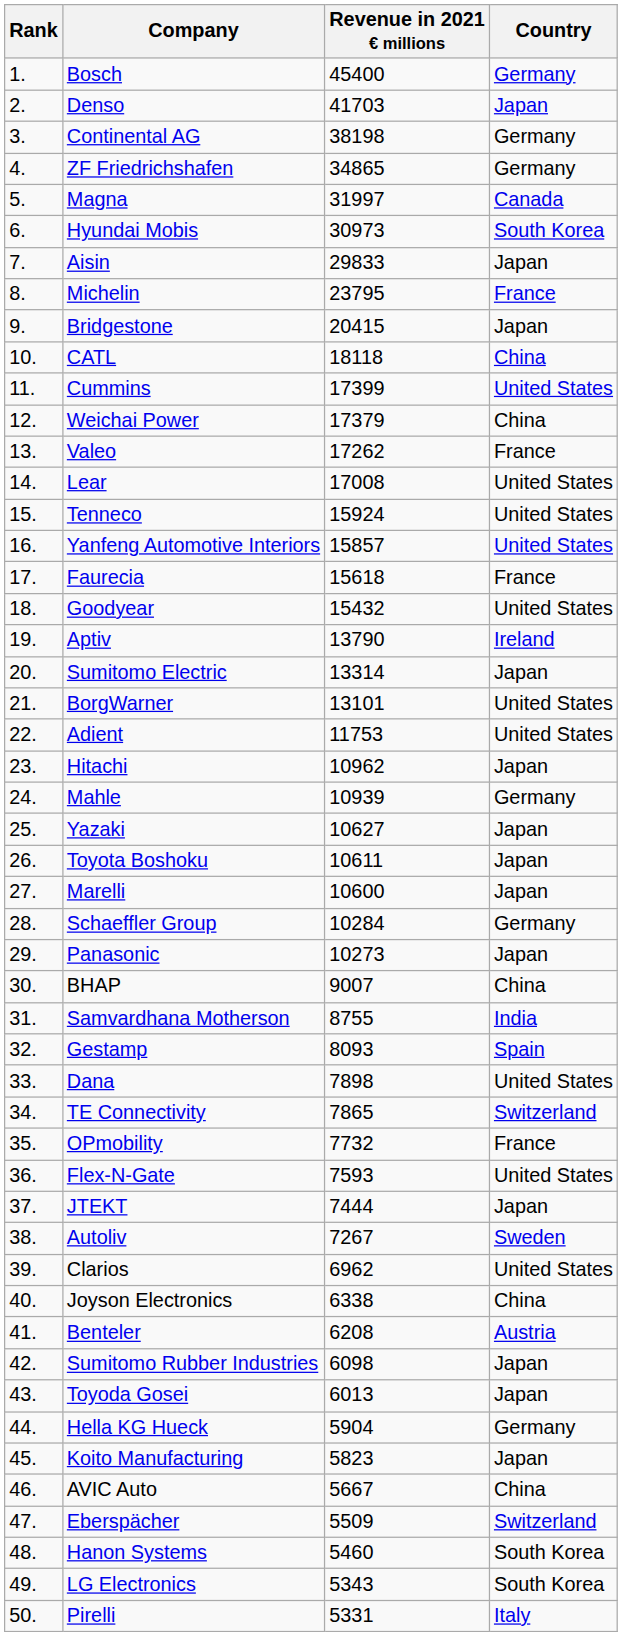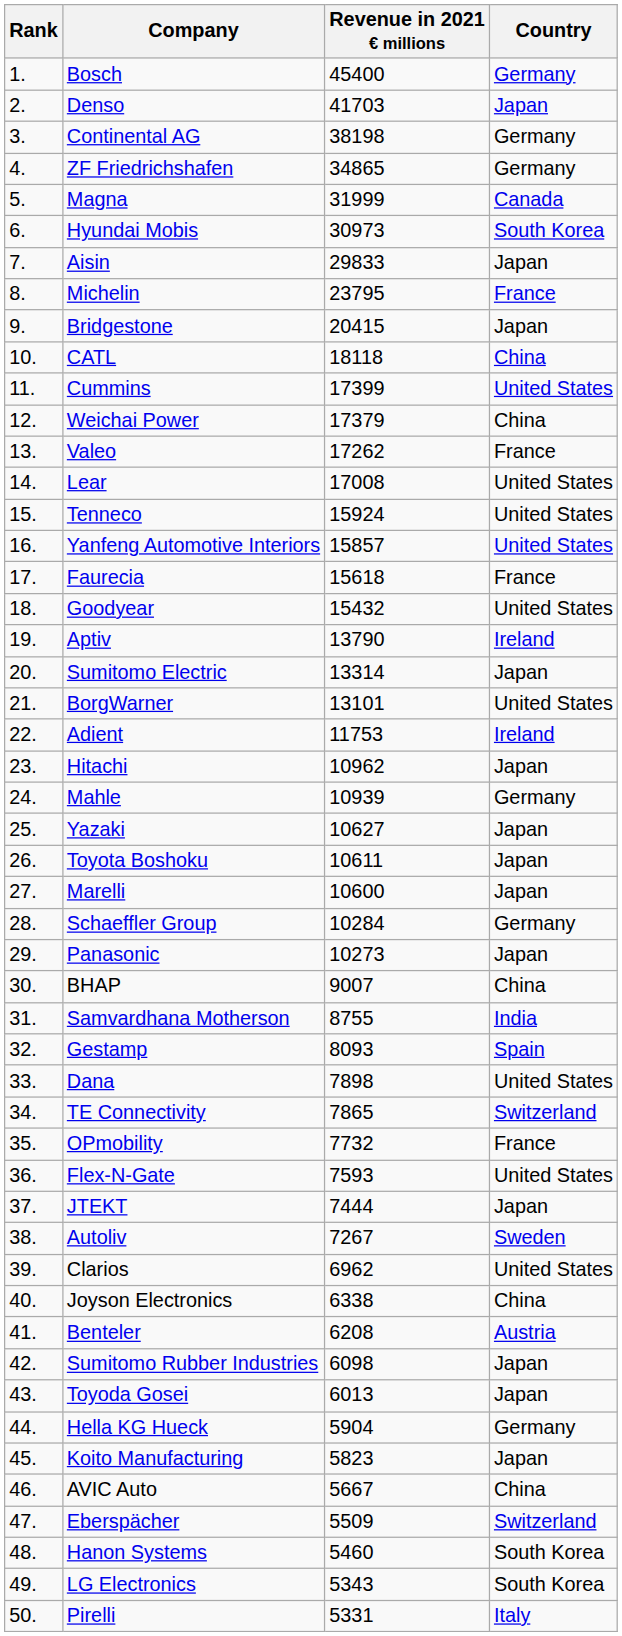(357, 199) 31997 -> (357, 199) 31999
(553, 734) United States -> (524, 734) Ireland
